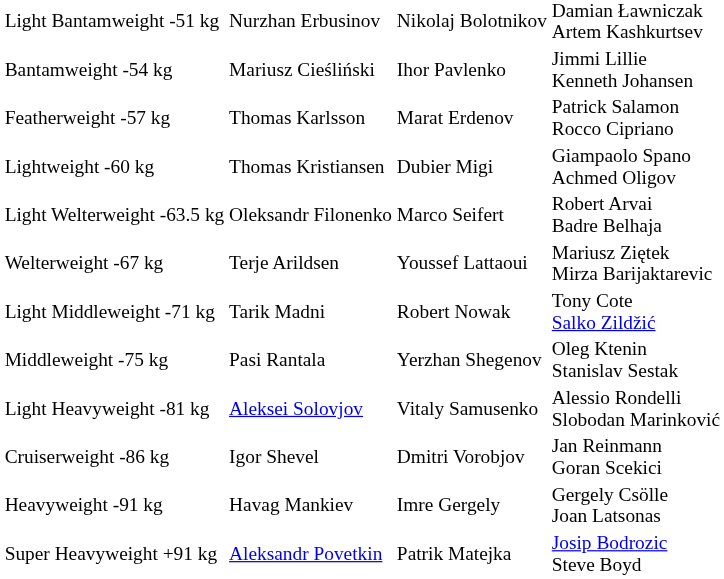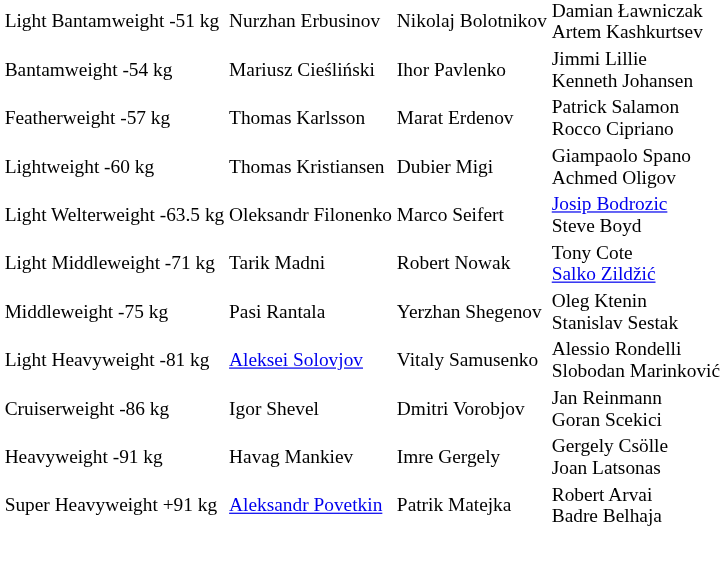(607, 214) Robert Arvai Badre Belhaja -> (610, 214) Josip Bodrozic Steve Boyd
- row: (84, 263)
(610, 553) Josip Bodrozic Steve Boyd -> (607, 505) Robert Arvai Badre Belhaja
